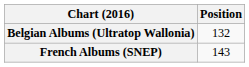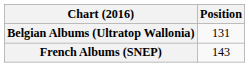(221, 33) 132 -> (221, 33) 131
